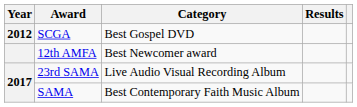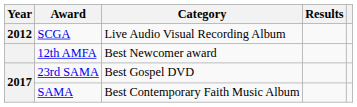(149, 33) Best Gospel DVD -> (195, 33) Live Audio Visual Recording Album
(195, 72) Live Audio Visual Recording Album -> (149, 72) Best Gospel DVD
